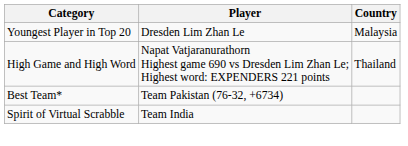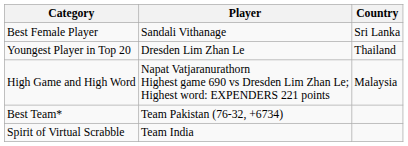+ row: (52, 32)
(376, 32) Malaysia -> (375, 50) Thailand
(375, 63) Thailand -> (376, 82) Malaysia
